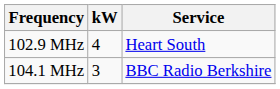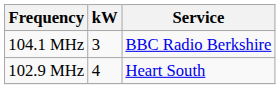rows swapped: (46, 44) <-> (46, 70)
